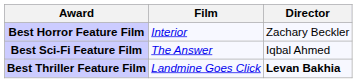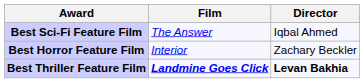rows swapped: (76, 31) <-> (76, 50)
(206, 68) normal -> (210, 68) bold
